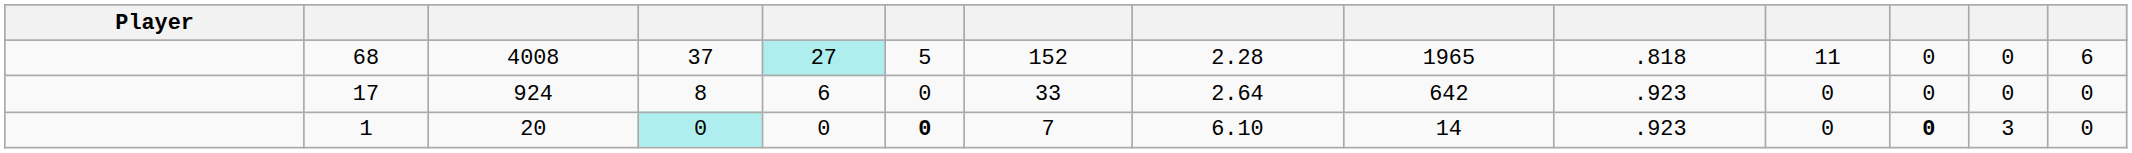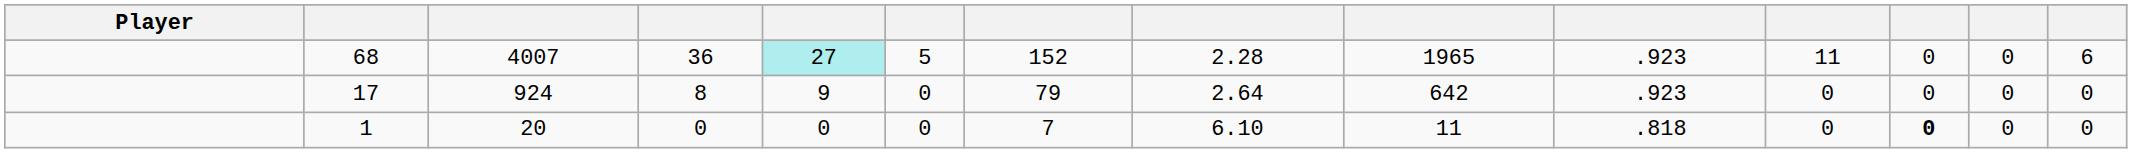(533, 58) 4008 -> (533, 58) 4007
(701, 58) 37 -> (701, 58) 36
(1660, 58) .818 -> (1660, 58) .923
(824, 94) 6 -> (824, 94) 9
(1048, 94) 33 -> (1048, 94) 79
(701, 129) paleturquoise background -> (701, 129) no background
(925, 129) bold -> (925, 129) normal
(1449, 129) 14 -> (1449, 129) 11
(1660, 129) .923 -> (1660, 129) .818
(2008, 129) 3 -> (2008, 129) 0
